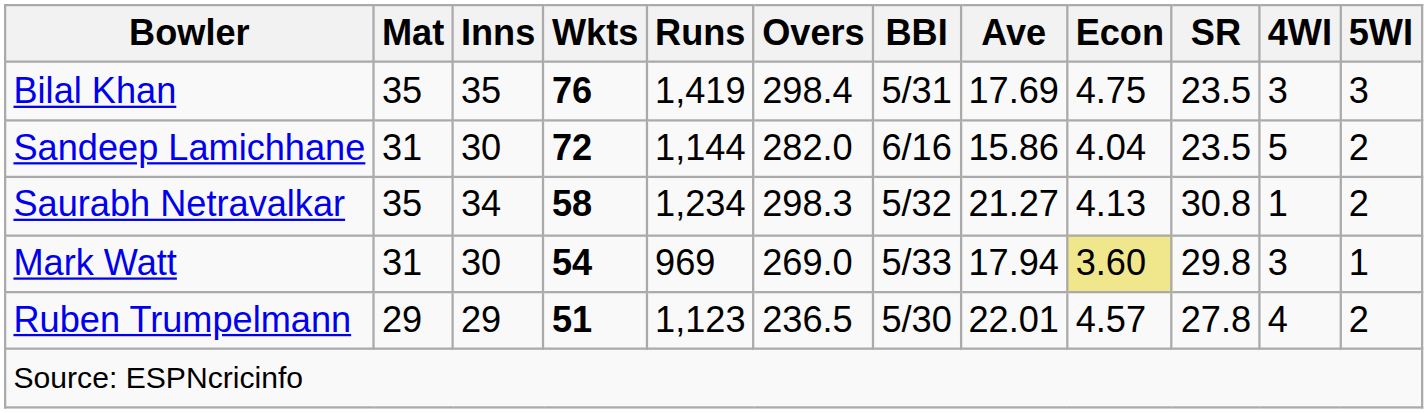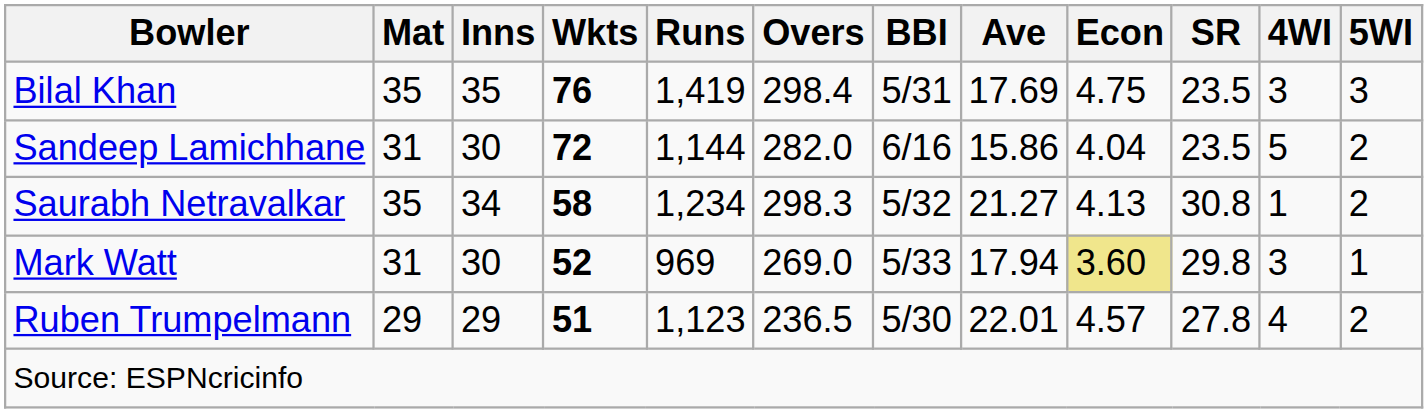(572, 262) 54 -> (572, 262) 52
